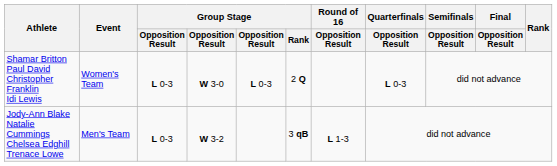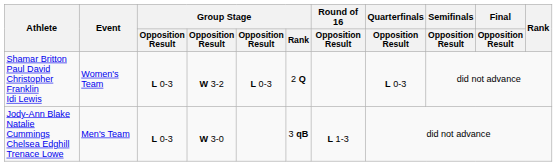(212, 84) W 3-0 -> (212, 84) W 3-2
(212, 139) W 3-2 -> (212, 139) W 3-0
